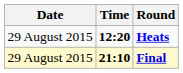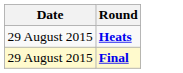- column: (115, 15)
